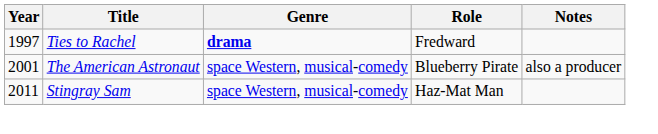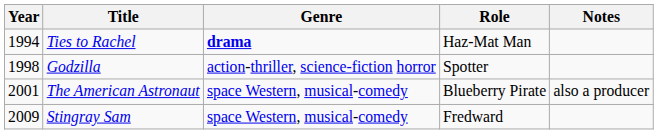(24, 41) 1997 -> (24, 41) 1994
(445, 41) Fredward -> (487, 41) Haz-Mat Man
+ row: (74, 66)
(23, 91) 2011 -> (24, 116) 2009
(459, 91) Haz-Mat Man -> (473, 116) Fredward
